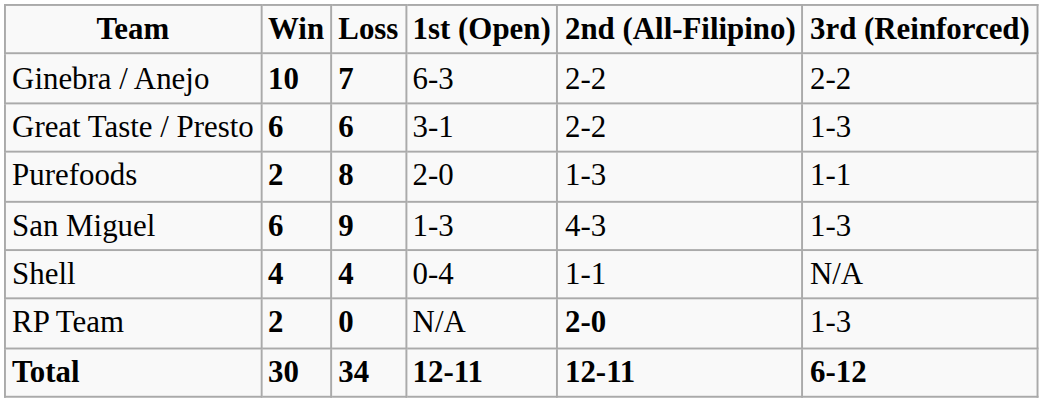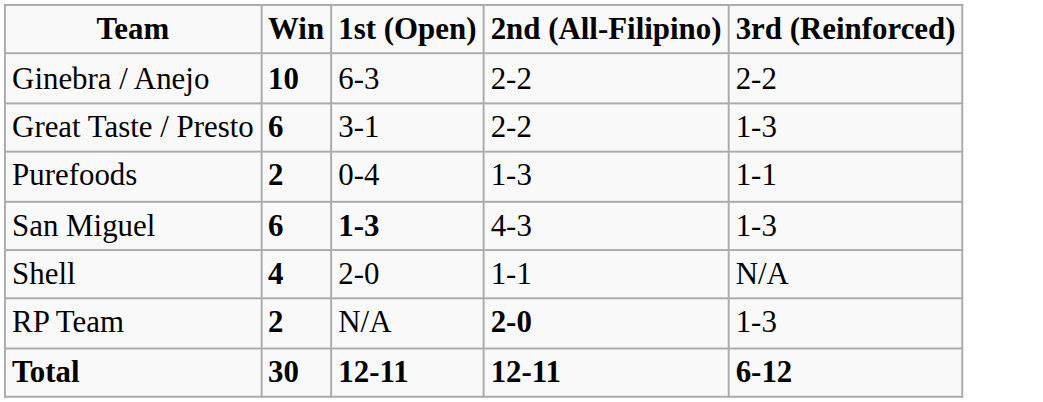- column: (368, 28)
(433, 175) 2-0 -> (359, 175) 0-4
(433, 224) normal -> (359, 224) bold
(433, 273) 0-4 -> (359, 273) 2-0
